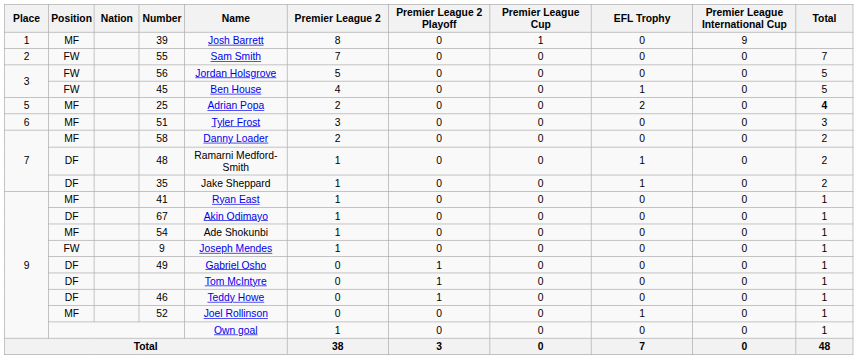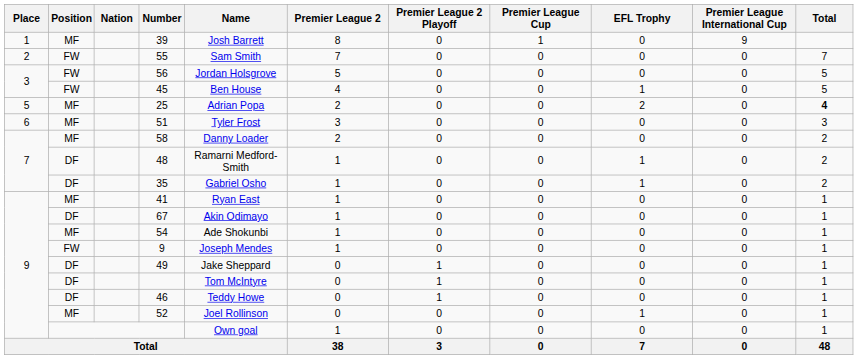(236, 183) Jake Sheppard -> (236, 183) Gabriel Osho
(236, 265) Gabriel Osho -> (236, 265) Jake Sheppard
